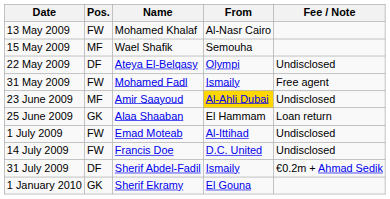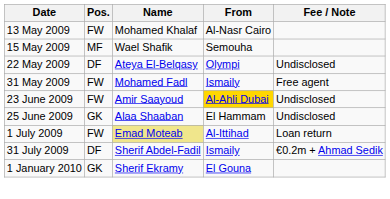(95, 99) MF -> (95, 99) FW
(304, 116) Loan return -> (306, 116) Undisclosed
(149, 133) no background -> (149, 133) khaki background
(306, 133) Undisclosed -> (304, 133) Loan return
- row: (38, 151)
